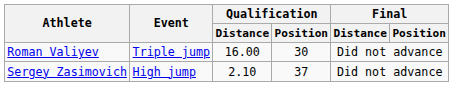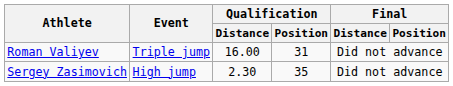(301, 52) 30 -> (301, 52) 31
(242, 72) 2.10 -> (242, 72) 2.30
(301, 72) 37 -> (301, 72) 35
